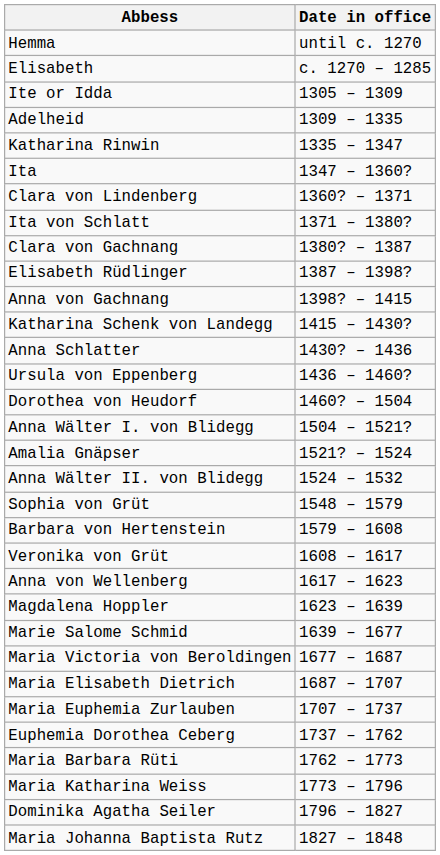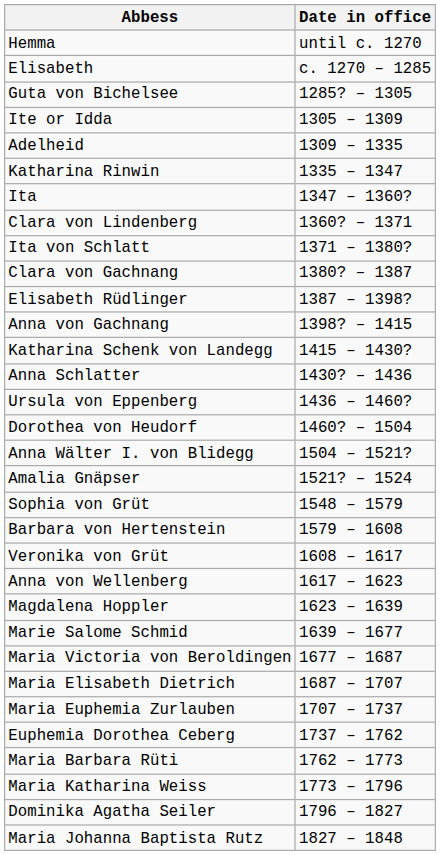+ row: (93, 94)
- row: (136, 479)
